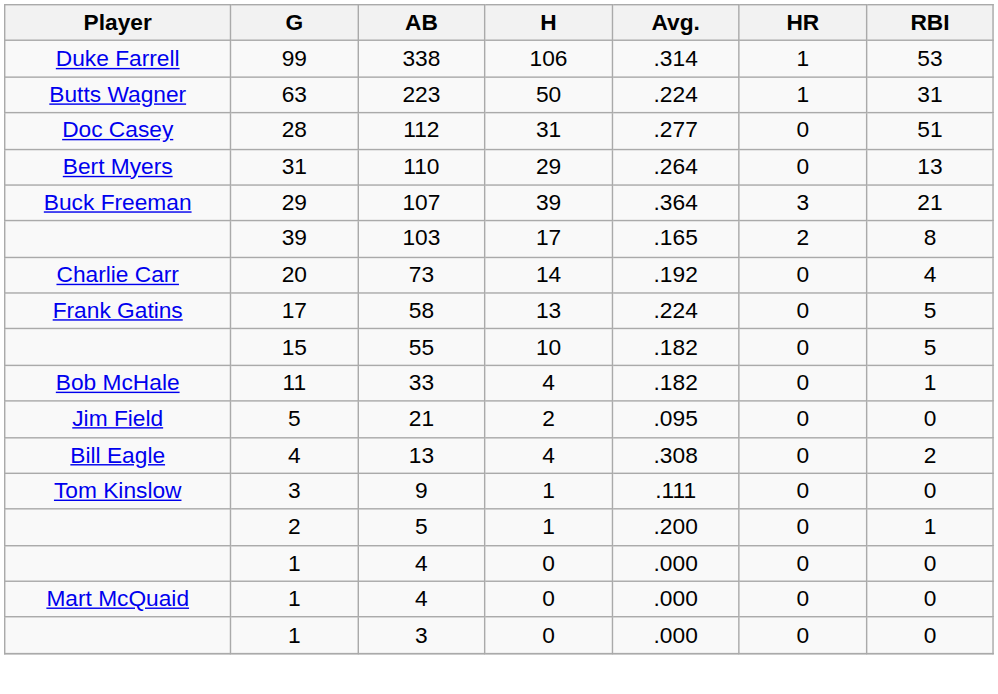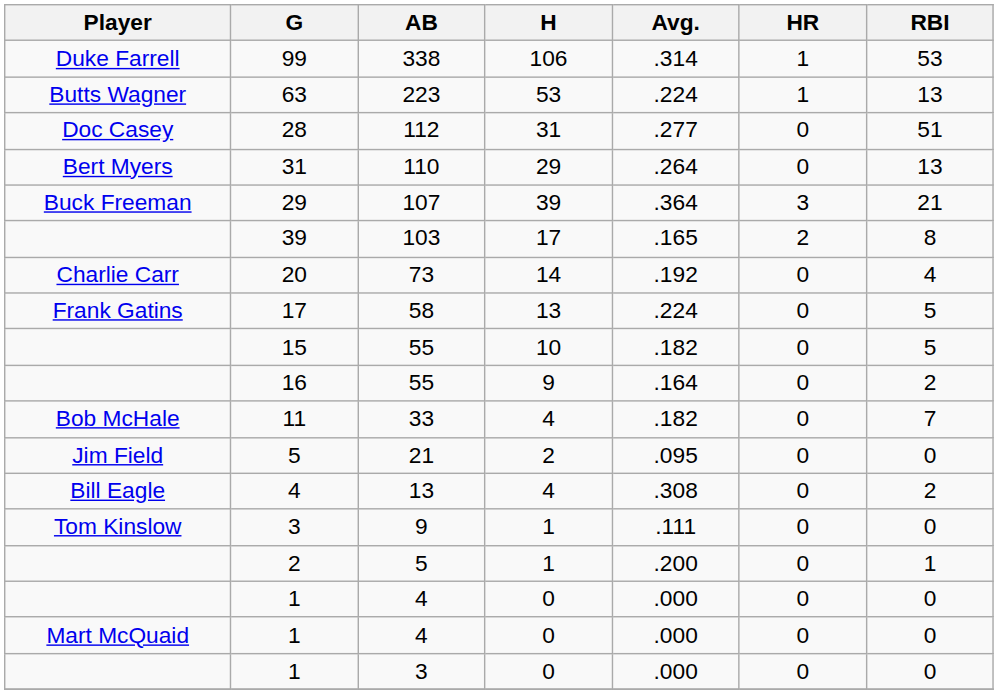(549, 94) 50 -> (549, 94) 53
(930, 94) 31 -> (930, 94) 13
+ row: (294, 382)
(930, 382) 1 -> (930, 418) 7
